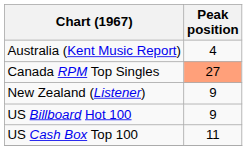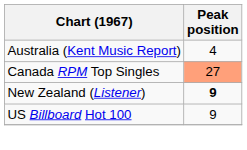(213, 93) normal -> (213, 93) bold
- row: (73, 135)
